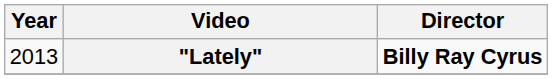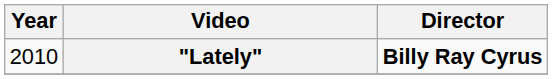(34, 56) 2013 -> (34, 56) 2010
